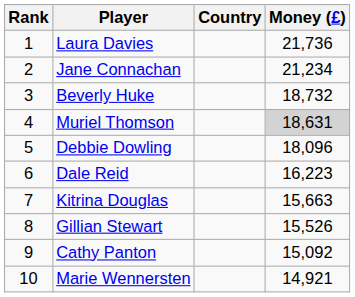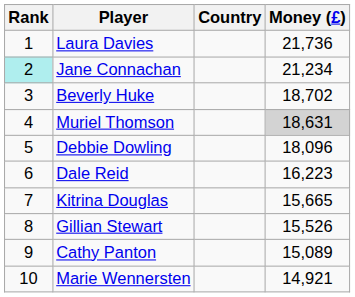(28, 69) no background -> (28, 69) paleturquoise background
(307, 95) 18,732 -> (307, 95) 18,702
(307, 200) 15,663 -> (307, 200) 15,665
(307, 252) 15,092 -> (307, 252) 15,089
